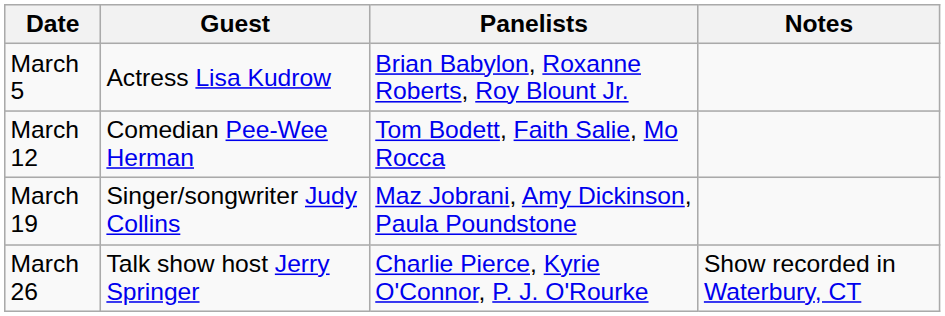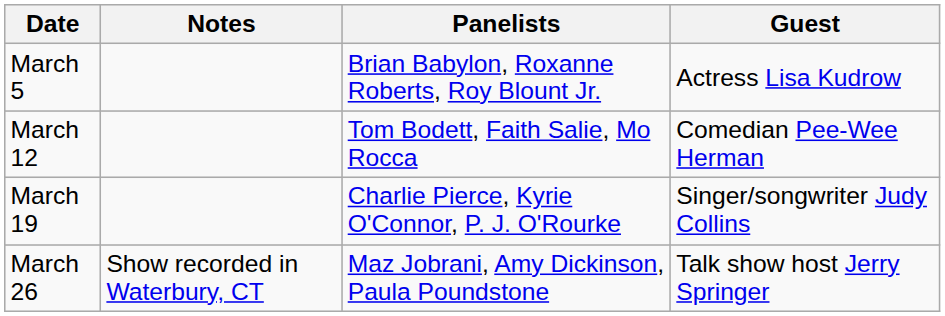columns swapped: (235, 24) <-> (819, 24)
(533, 210) Maz Jobrani, Amy Dickinson, Paula Poundstone -> (484, 210) Charlie Pierce, Kyrie O'Connor, P. J. O'Rourke
(512, 277) Charlie Pierce, Kyrie O'Connor, P. J. O'Rourke -> (506, 277) Maz Jobrani, Amy Dickinson, Paula Poundstone
